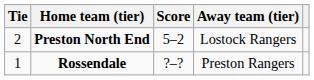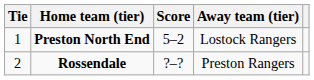(18, 39) 2 -> (18, 39) 1
(18, 62) 1 -> (18, 62) 2
